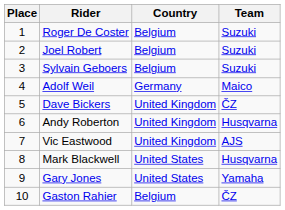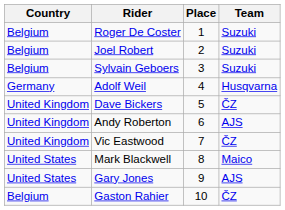columns swapped: (22, 13) <-> (175, 13)
(237, 86) Maico -> (249, 86) Husqvarna
(249, 123) Husqvarna -> (232, 123) AJS
(232, 141) AJS -> (229, 141) ČZ
(249, 159) Husqvarna -> (237, 159) Maico
(242, 178) Yamaha -> (232, 178) AJS
